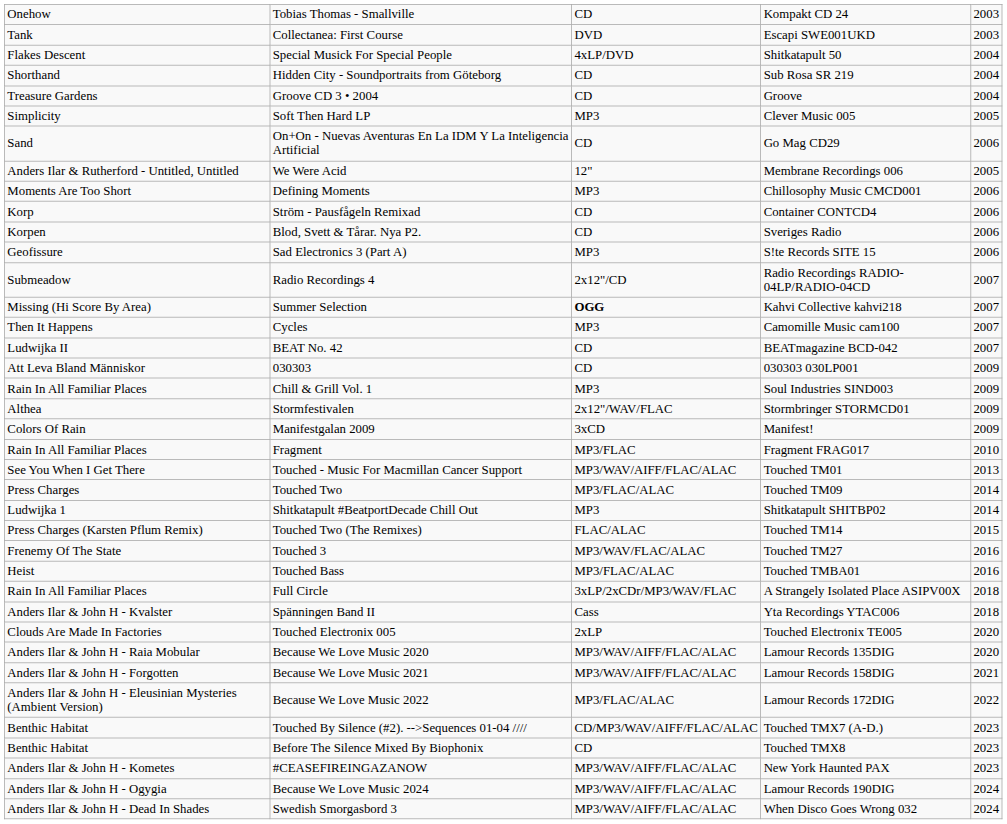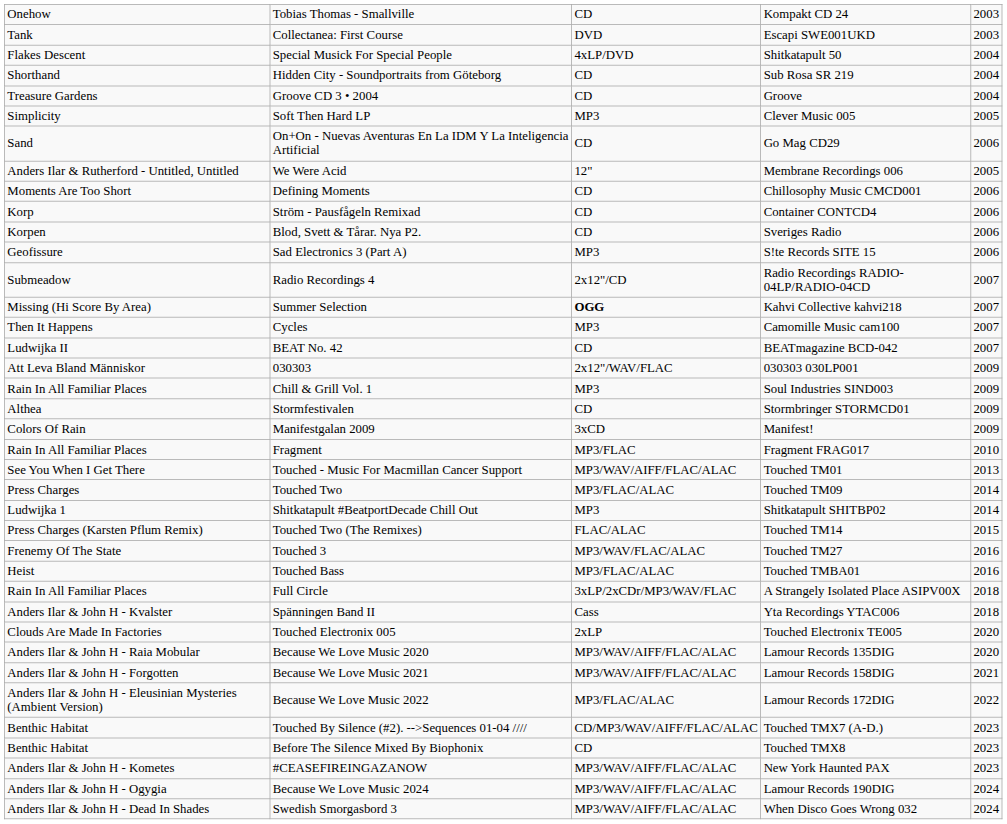(587, 191) MP3 -> (583, 191) CD
(583, 368) CD -> (624, 368) 2x12"/WAV/FLAC
(624, 408) 2x12"/WAV/FLAC -> (583, 408) CD
